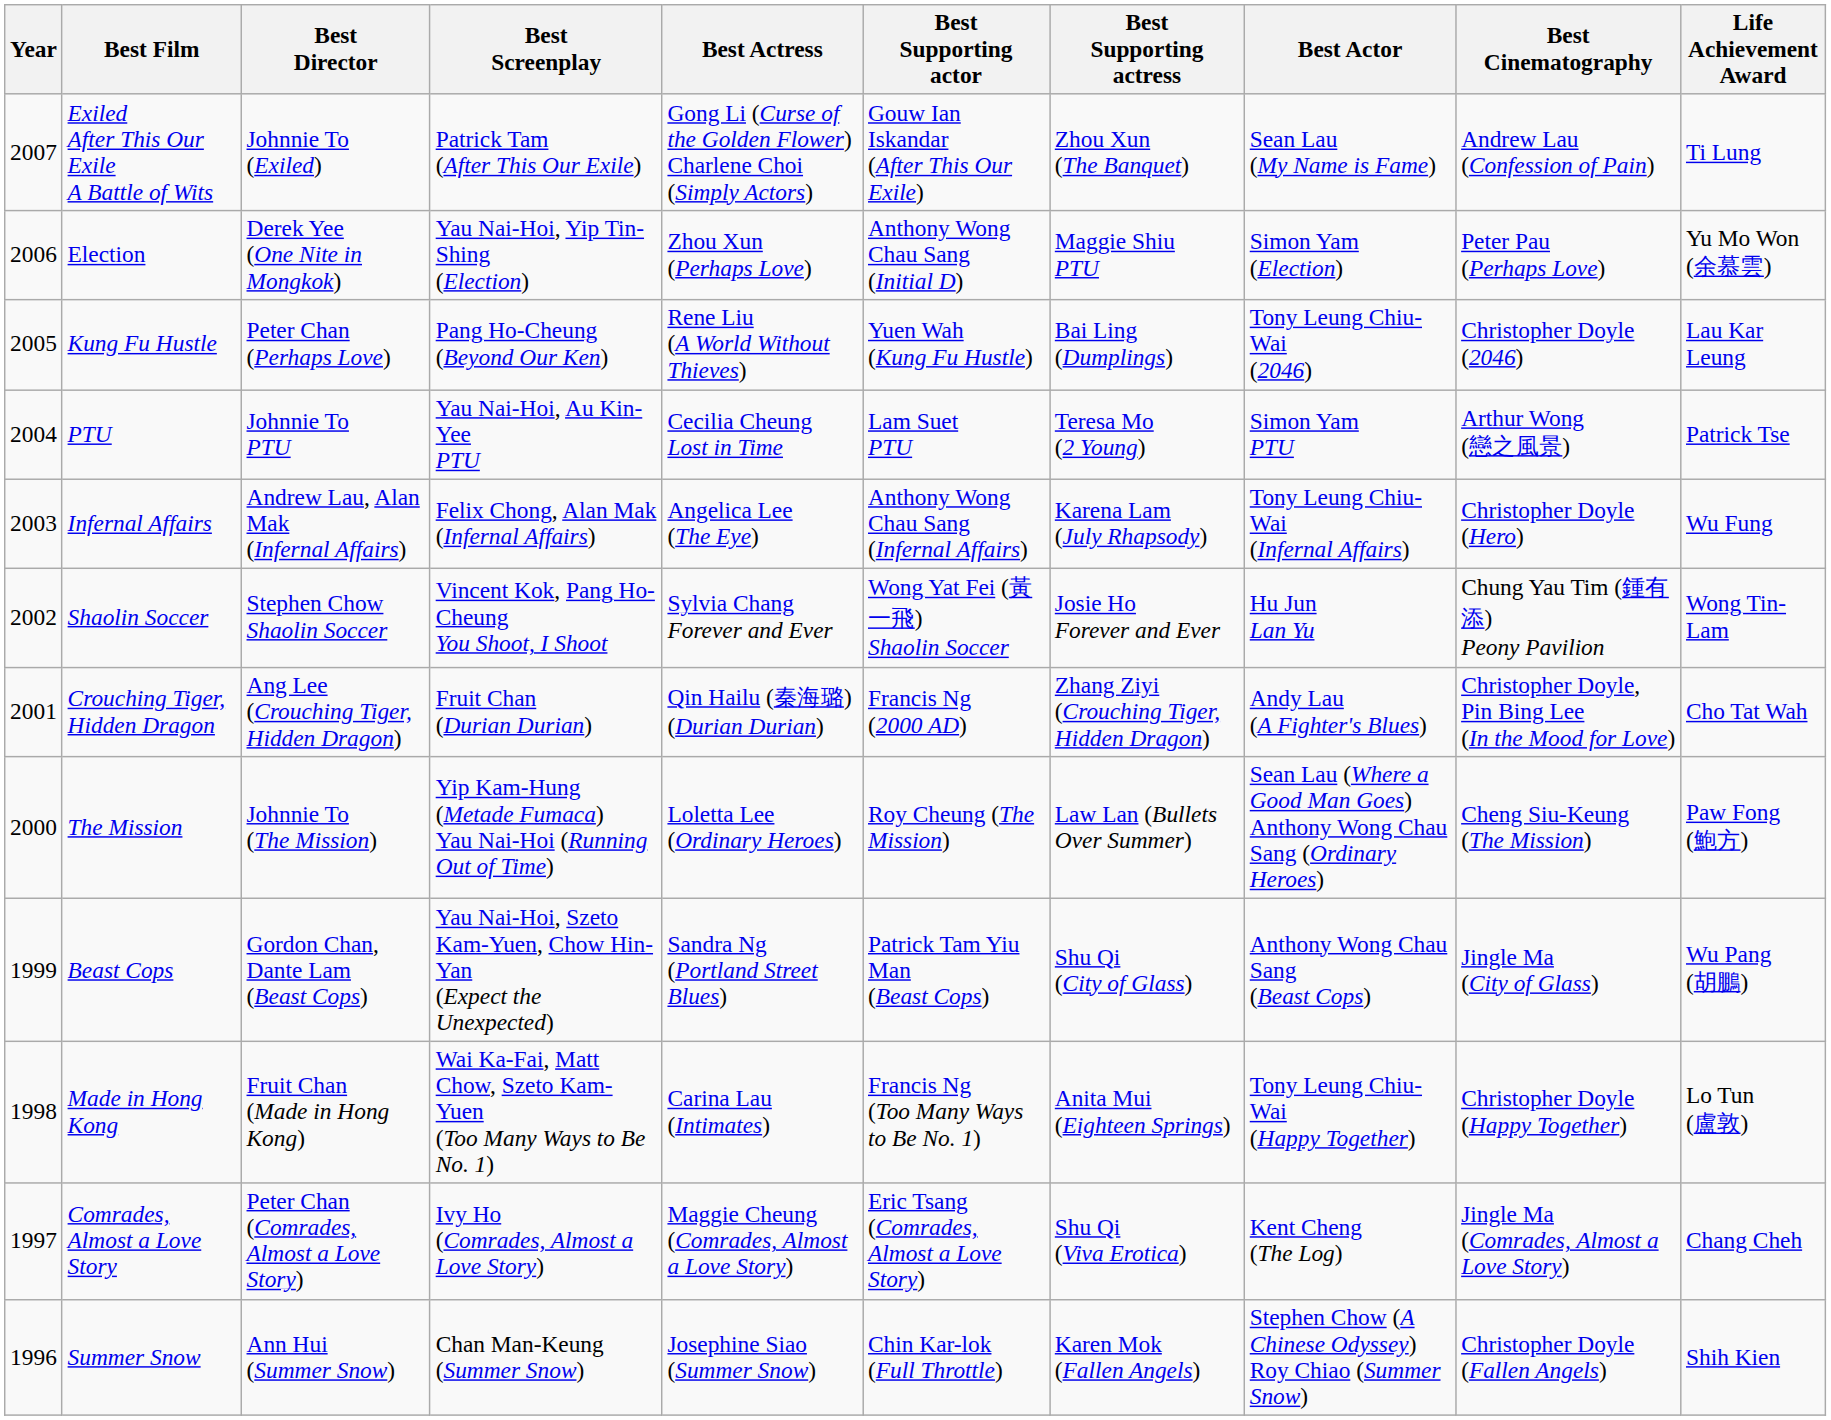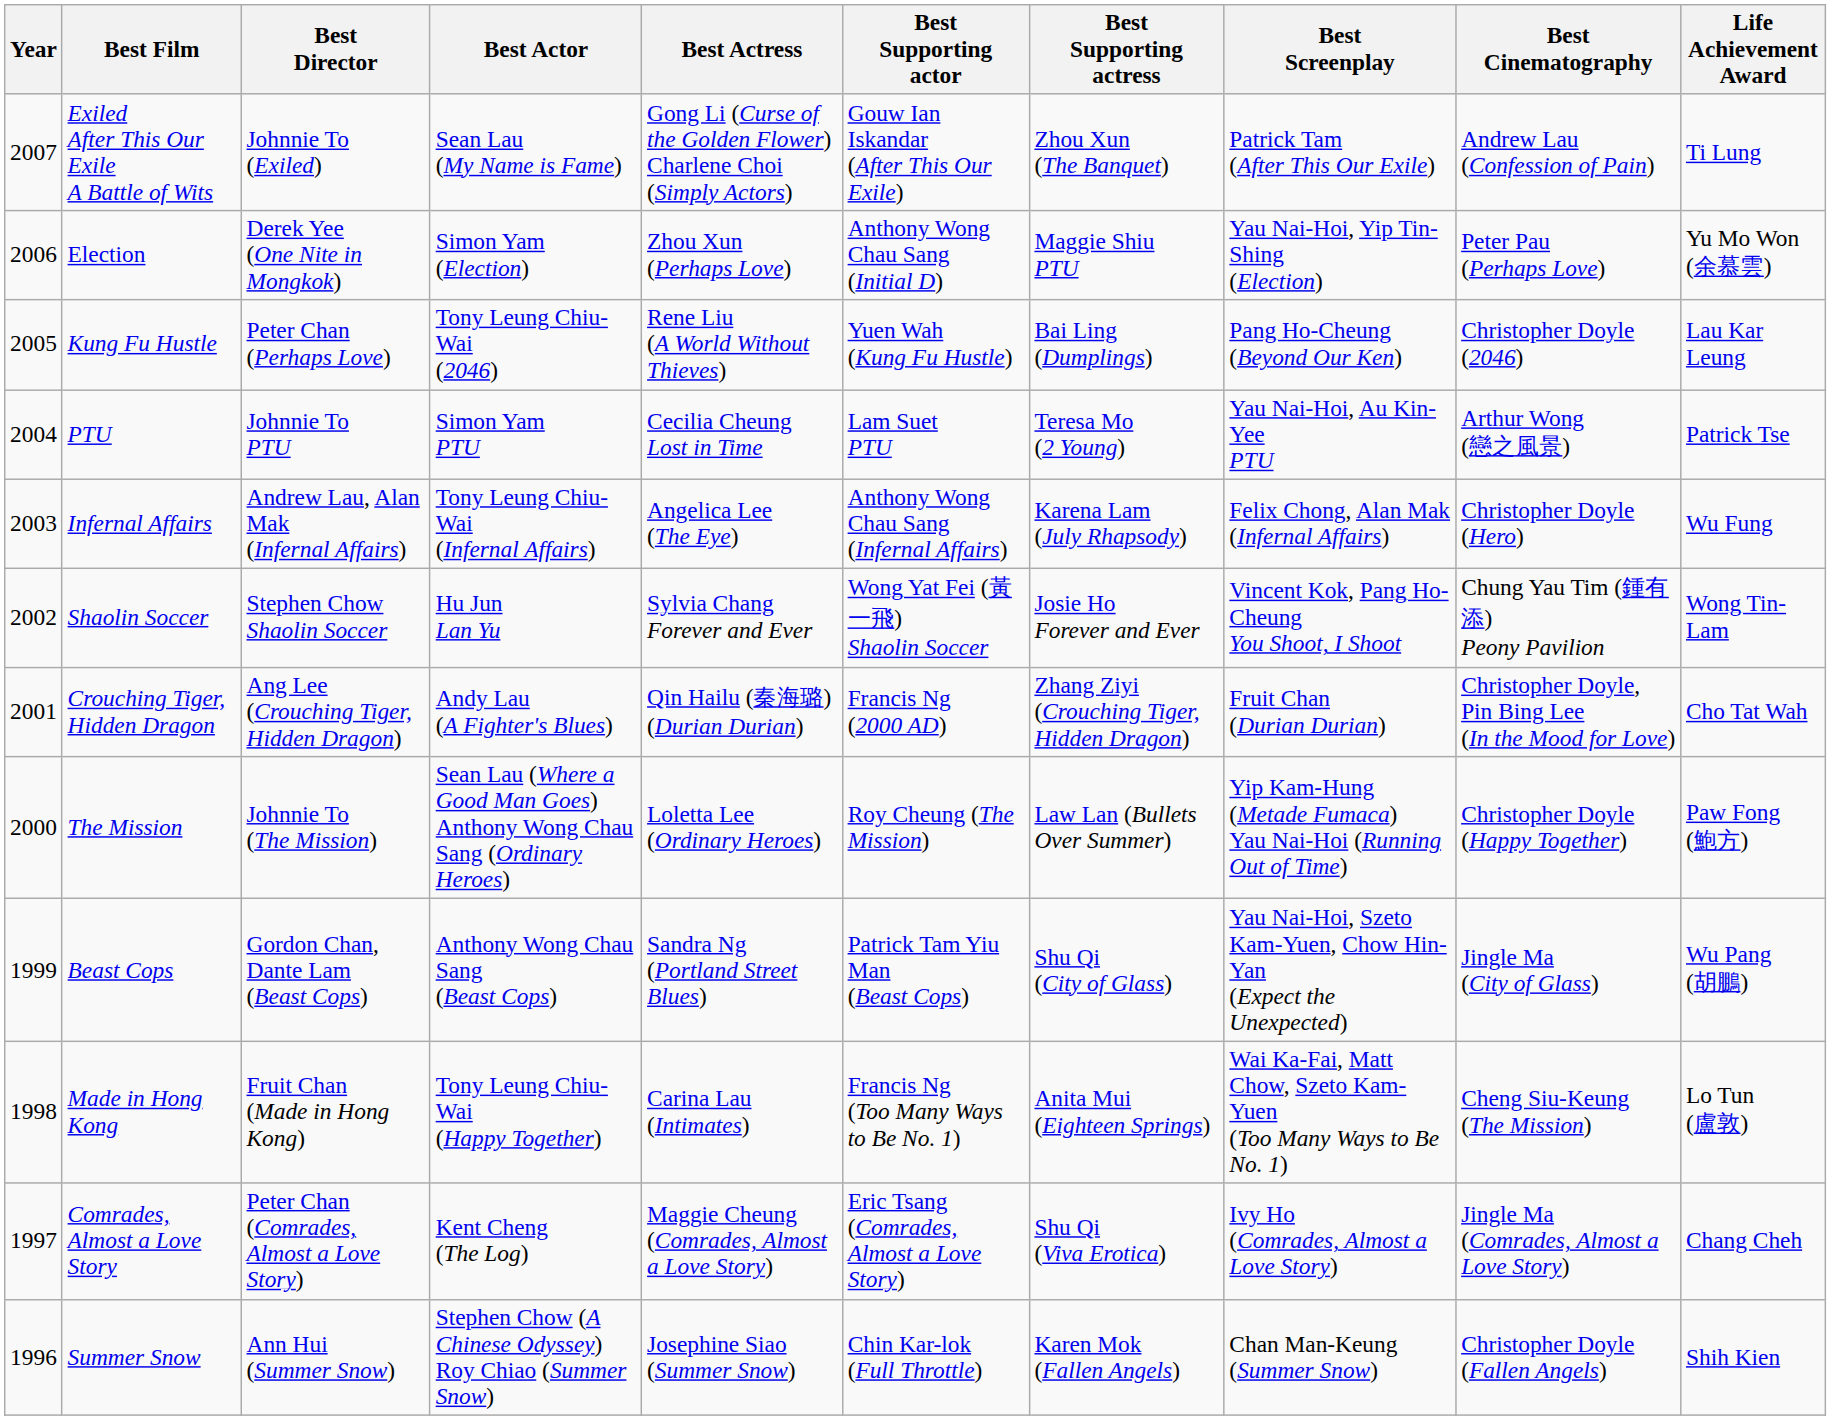columns swapped: (1350, 49) <-> (546, 49)
(1545, 827) Cheng Siu-Keung (The Mission) -> (1548, 827) Christopher Doyle (Happy Together)
(1548, 1111) Christopher Doyle (Happy Together) -> (1545, 1111) Cheng Siu-Keung (The Mission)
